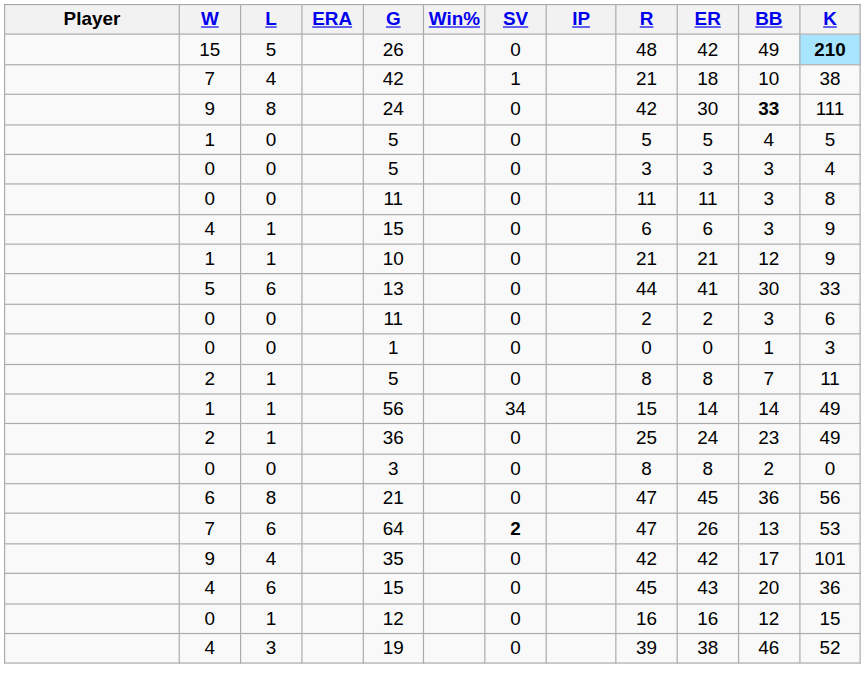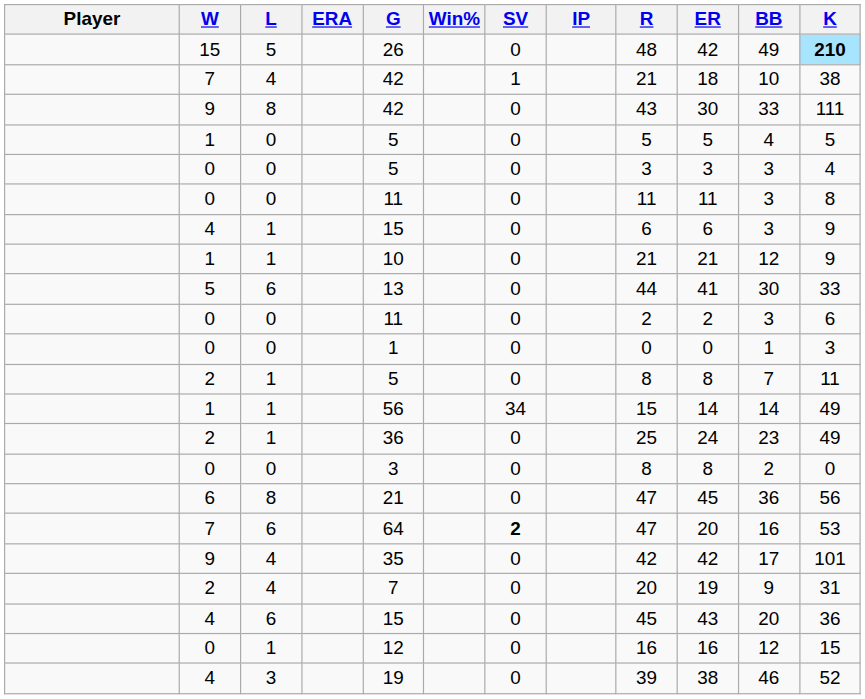(393, 109) 24 -> (393, 109) 42
(647, 109) 42 -> (647, 109) 43
(769, 109) bold -> (769, 109) normal
(708, 528) 26 -> (708, 528) 20
(769, 528) 13 -> (769, 528) 16
+ row: (210, 588)
